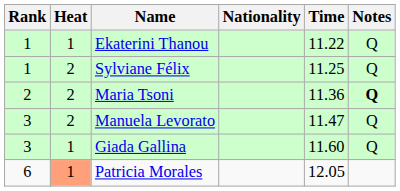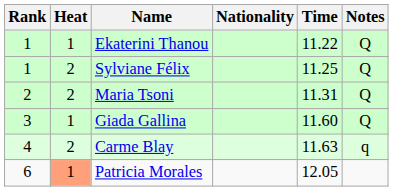(326, 95) 11.36 -> (320, 95) 11.31
(372, 95) bold -> (365, 95) normal
- row: (155, 120)
+ row: (134, 146)
